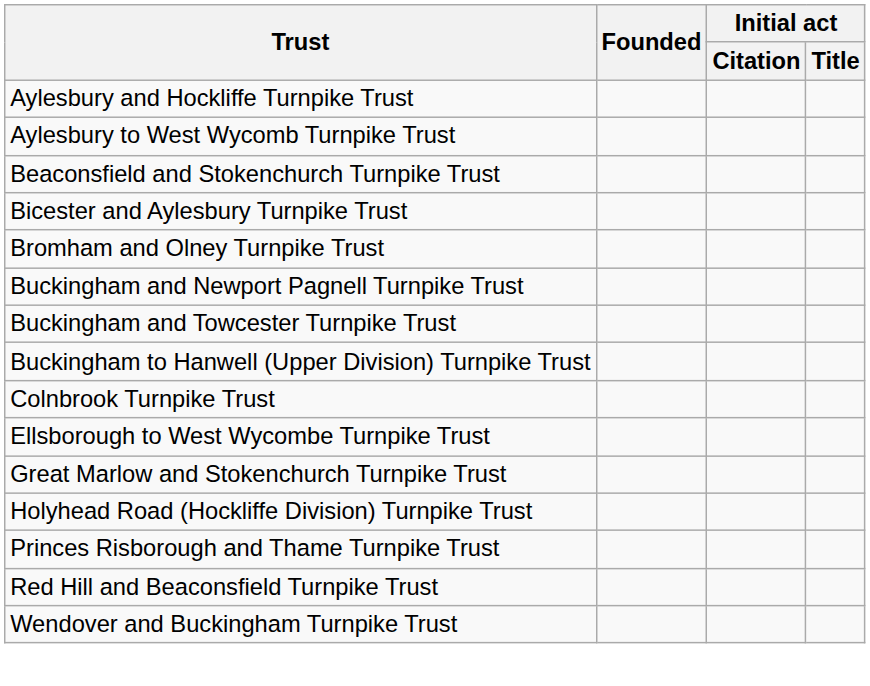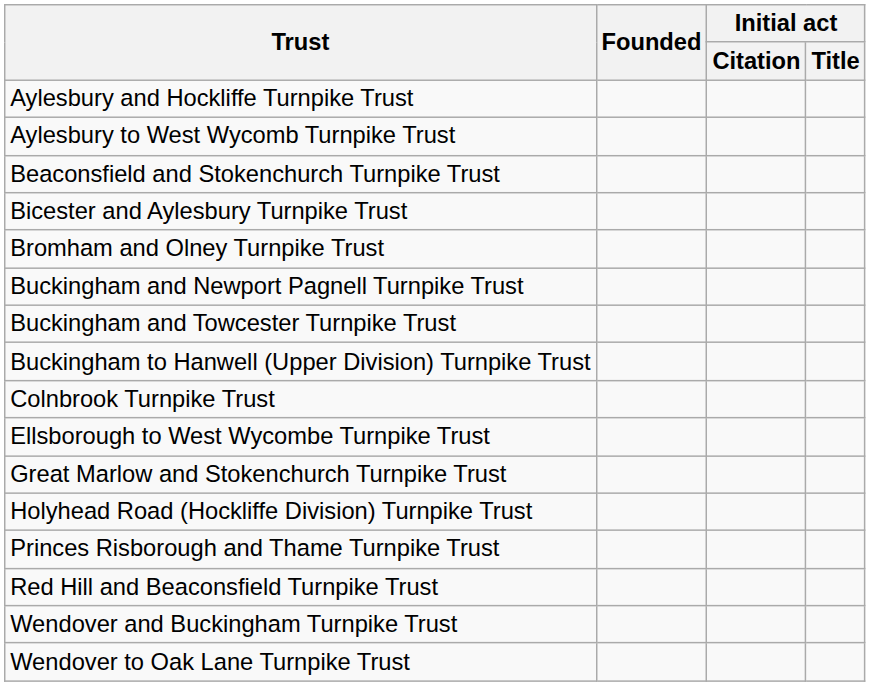+ row: (210, 661)
